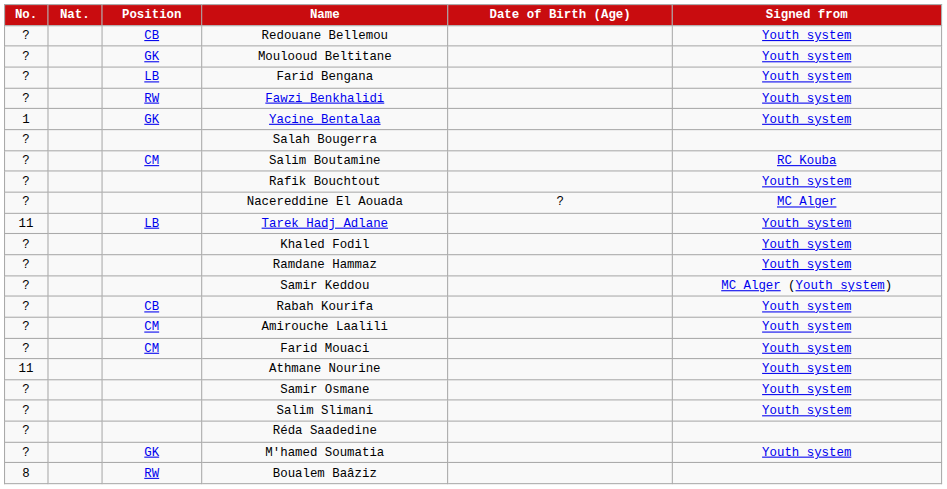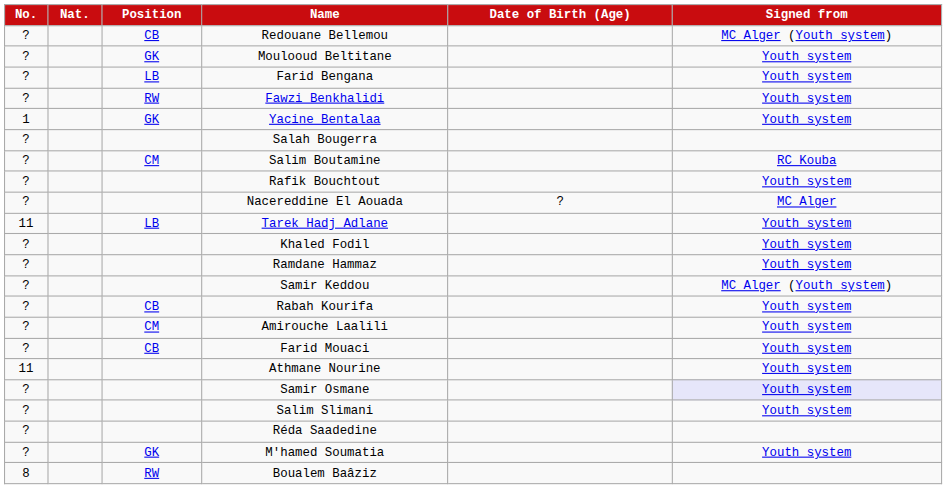(807, 35) Youth system -> (807, 35) MC Alger (Youth system)
(152, 348) CM -> (152, 348) CB
(807, 390) no background -> (807, 390) lavender background
